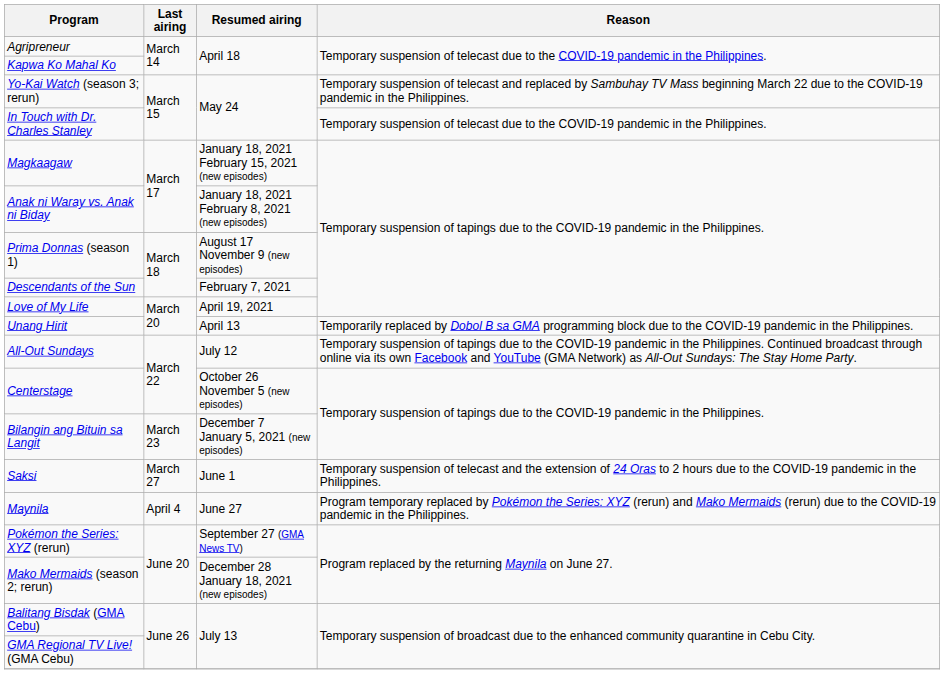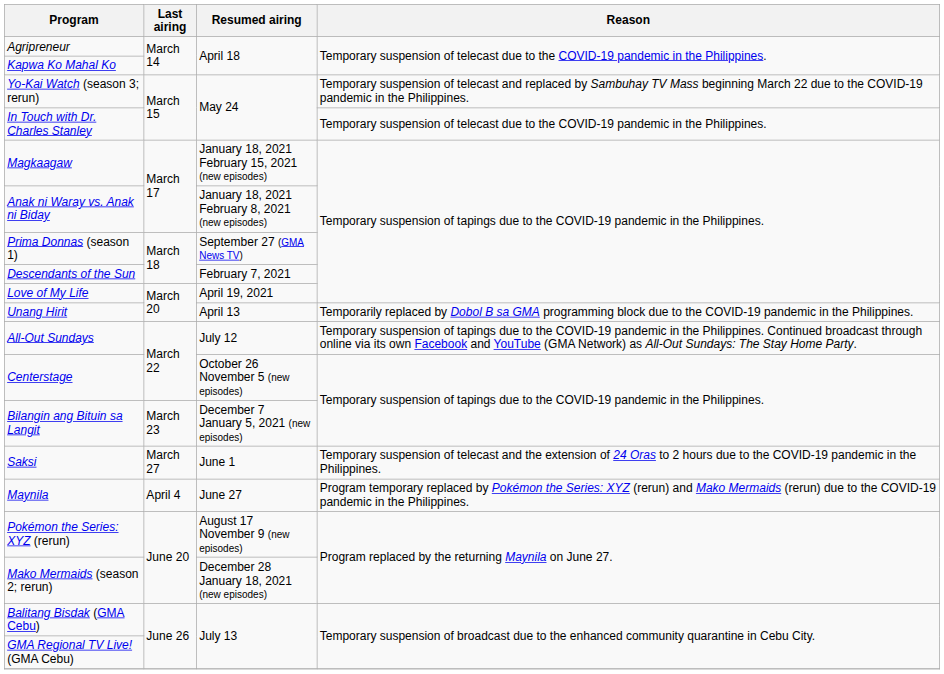(244, 255) August 17 November 9 (new episodes) -> (252, 248) September 27 (GMA News TV)
(252, 541) September 27 (GMA News TV) -> (244, 534) August 17 November 9 (new episodes)
